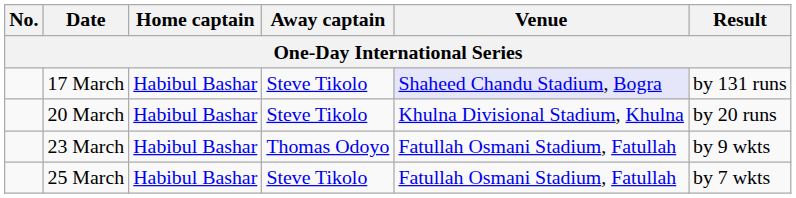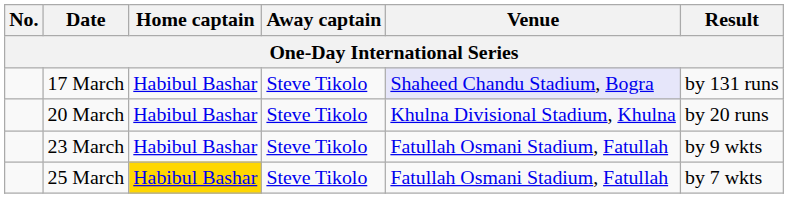(328, 146) Thomas Odoyo -> (317, 146) Steve Tikolo
(195, 177) no background -> (195, 177) gold background
